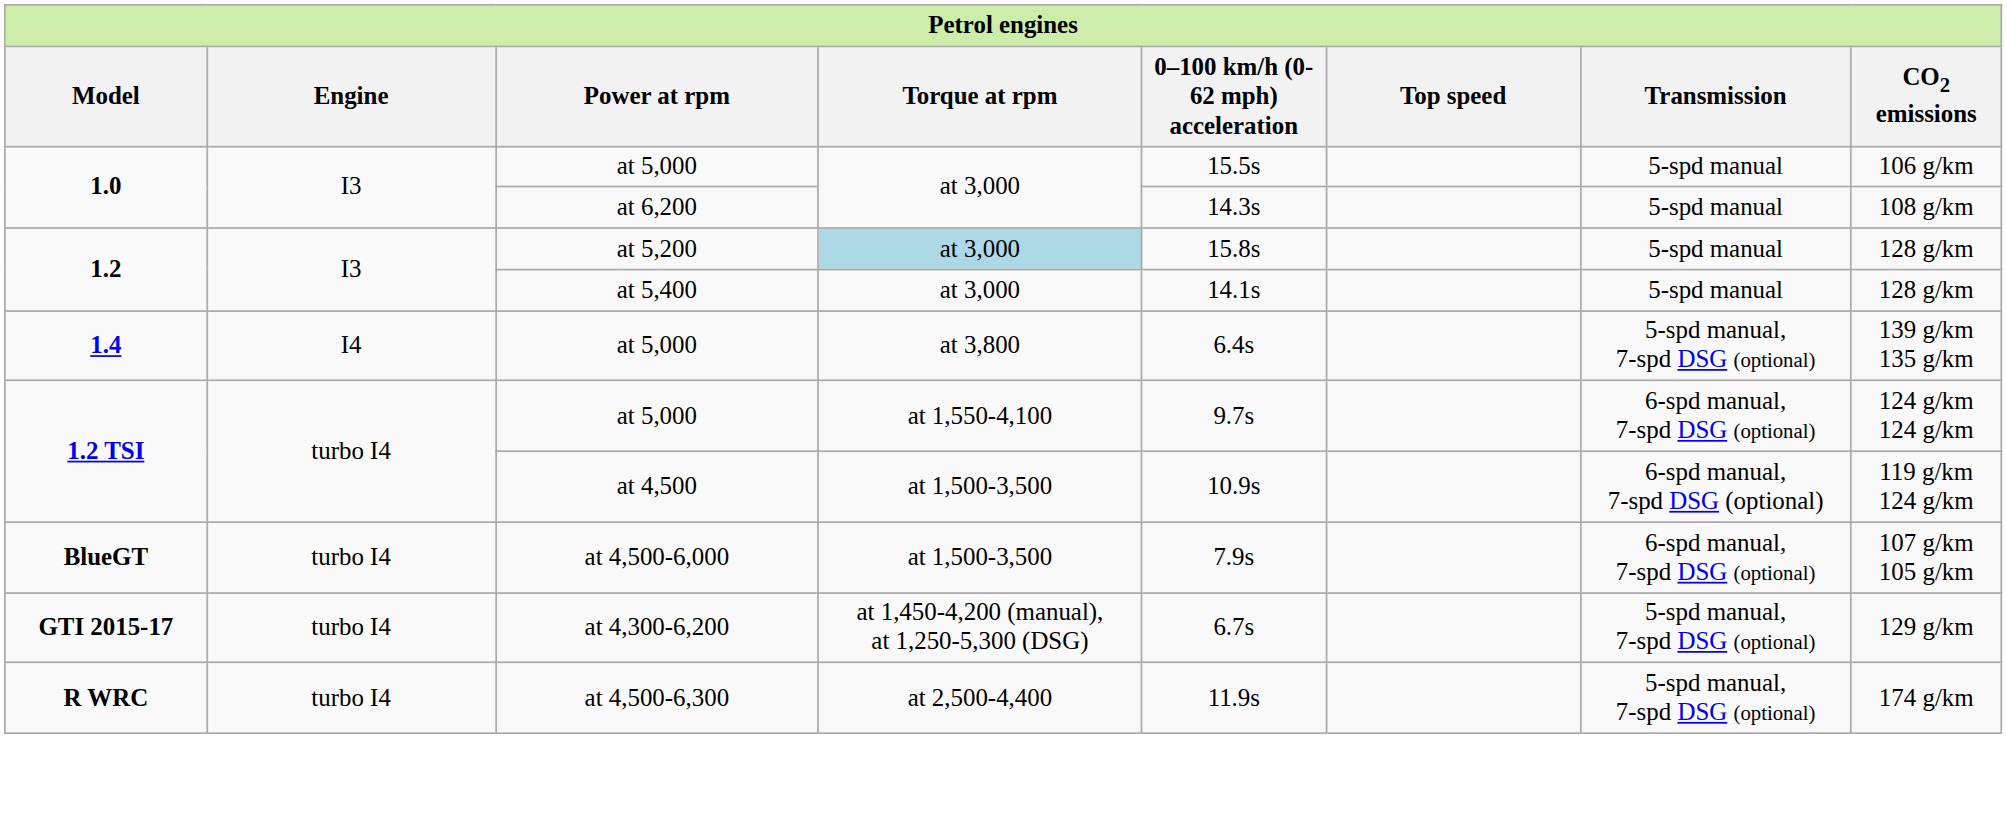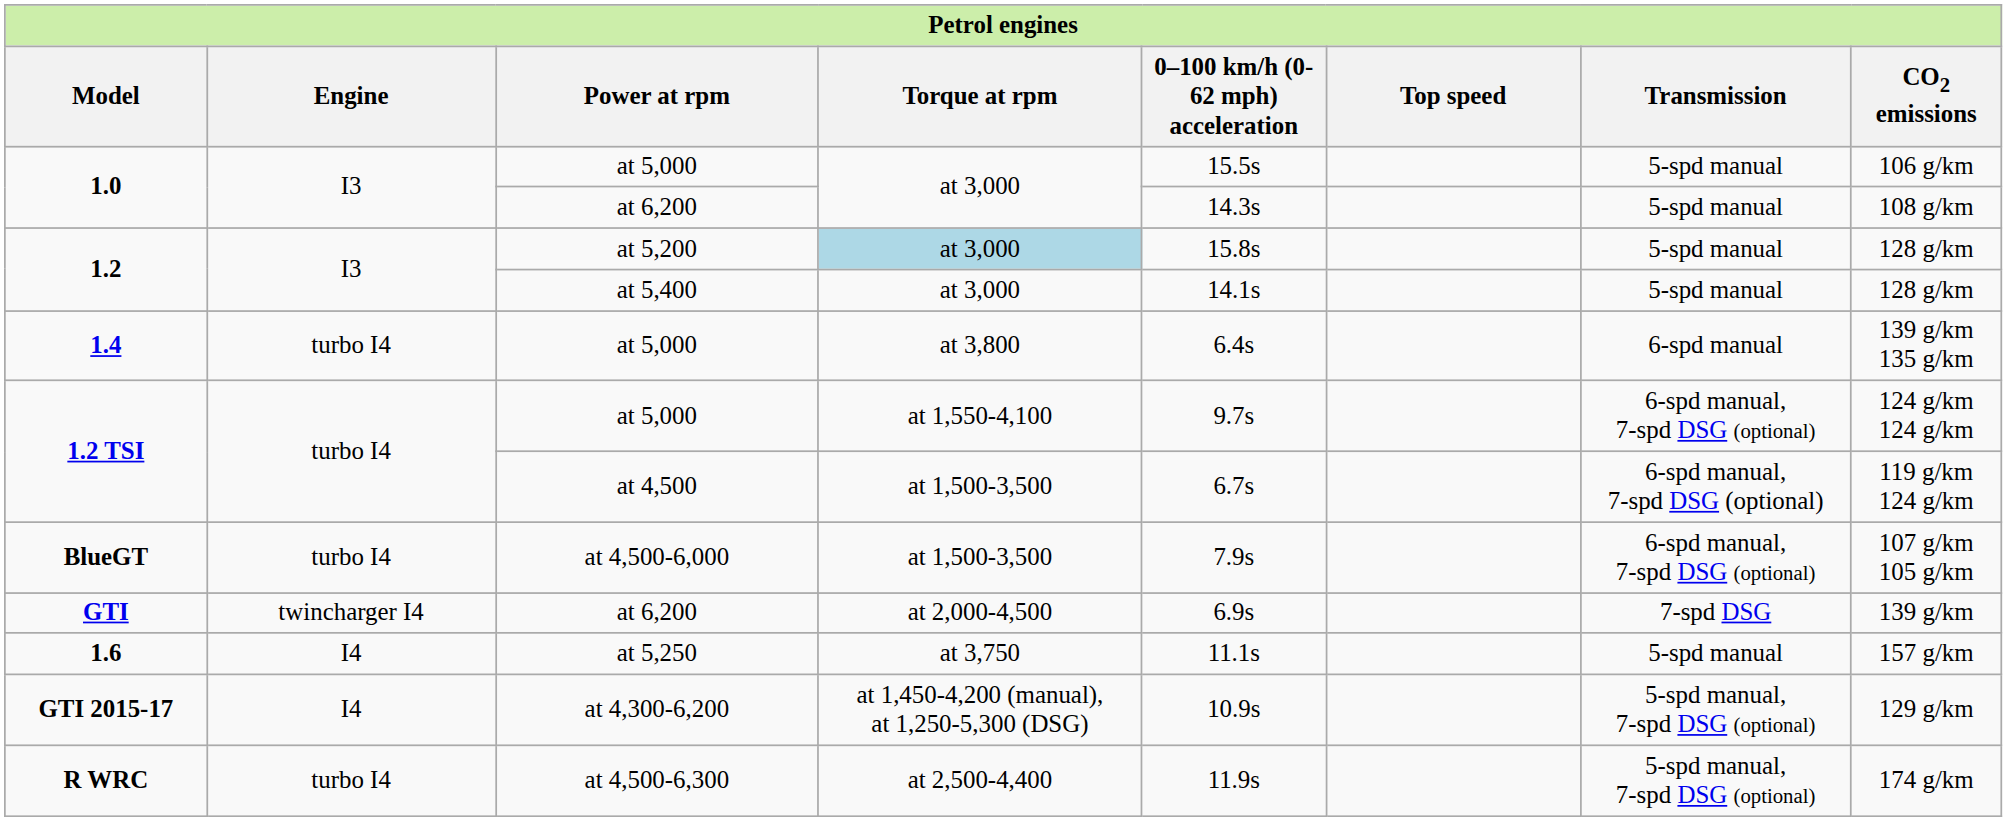(351, 345) I4 -> (351, 345) turbo I4
(1716, 345) 5-spd manual, 7-spd DSG (optional) -> (1716, 345) 6-spd manual
(1234, 486) 10.9s -> (1234, 486) 6.7s
+ row: (106, 612)
+ row: (106, 653)
(351, 627) turbo I4 -> (351, 709) I4
(1234, 627) 6.7s -> (1234, 709) 10.9s
